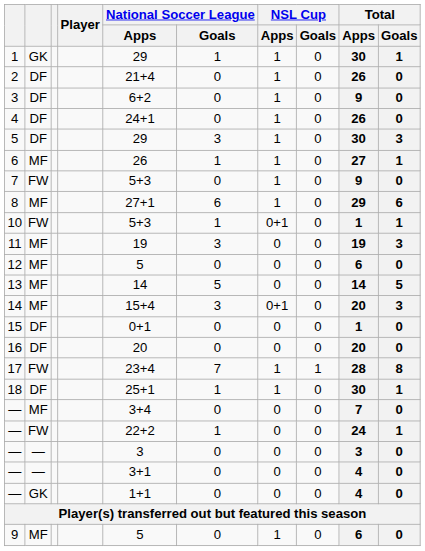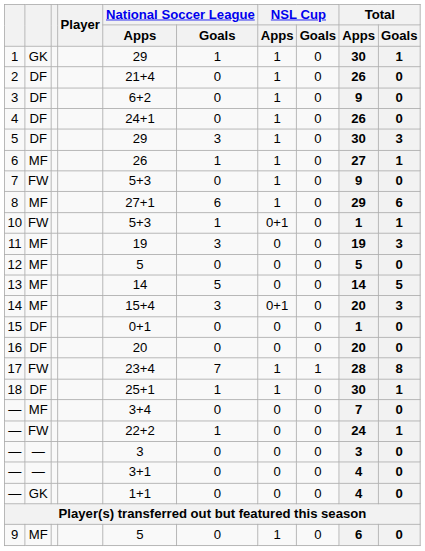(359, 264) 6 -> (359, 264) 5
